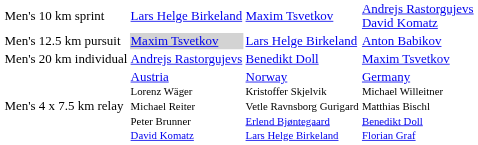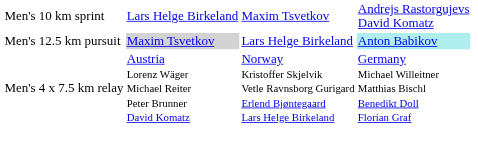(402, 41) no background -> (398, 41) paleturquoise background
- row: (66, 59)
